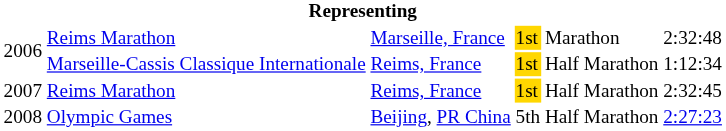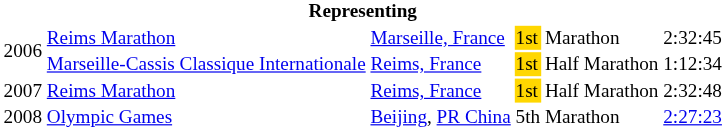(693, 37) 2:32:48 -> (693, 37) 2:32:45
(693, 90) 2:32:45 -> (693, 90) 2:32:48
(602, 116) Half Marathon -> (582, 116) Marathon
